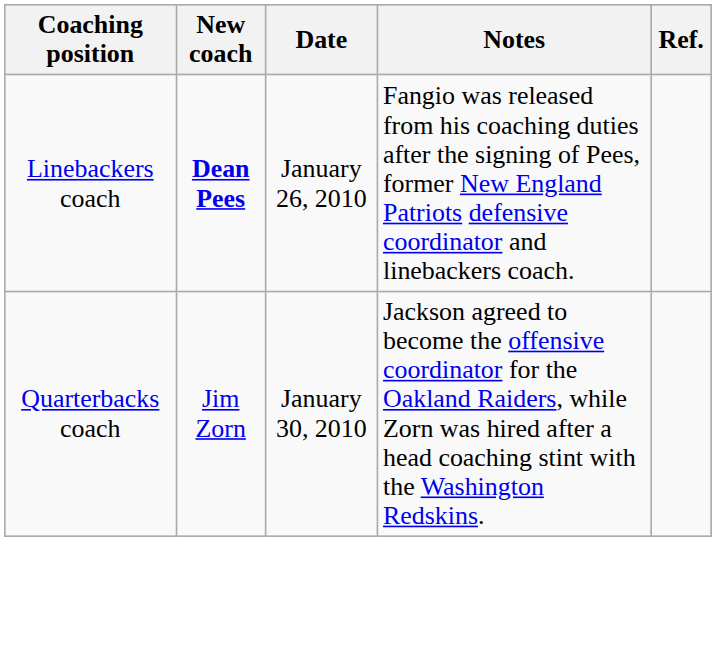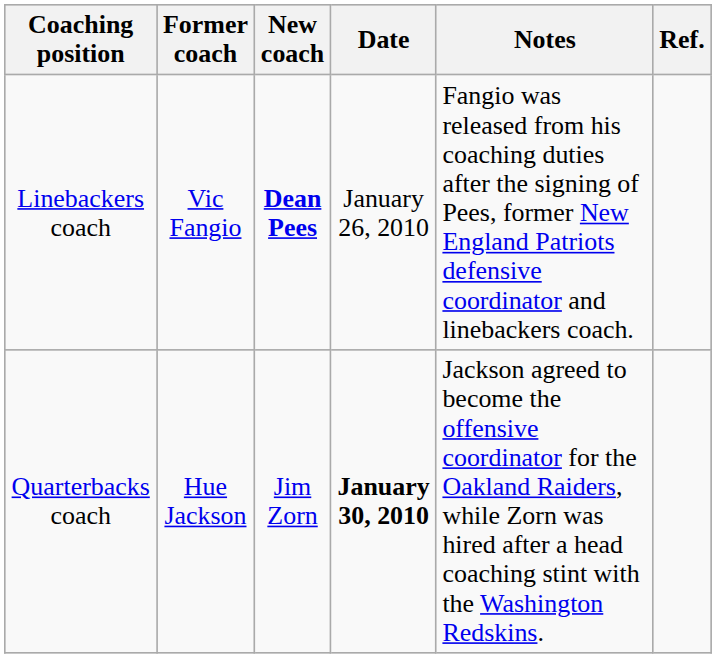+ column: (205, 39)
(321, 413) normal -> (384, 500) bold
